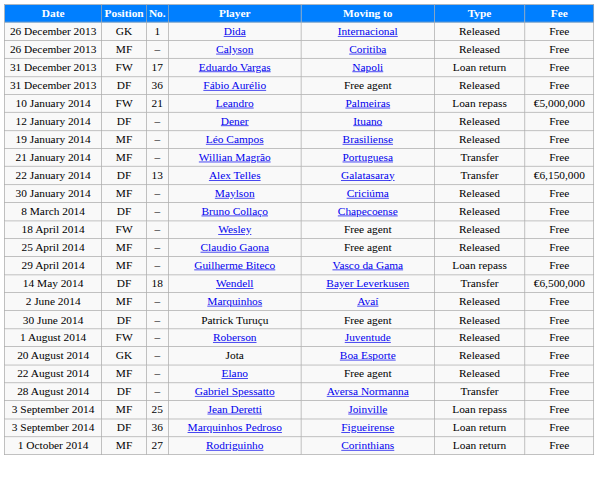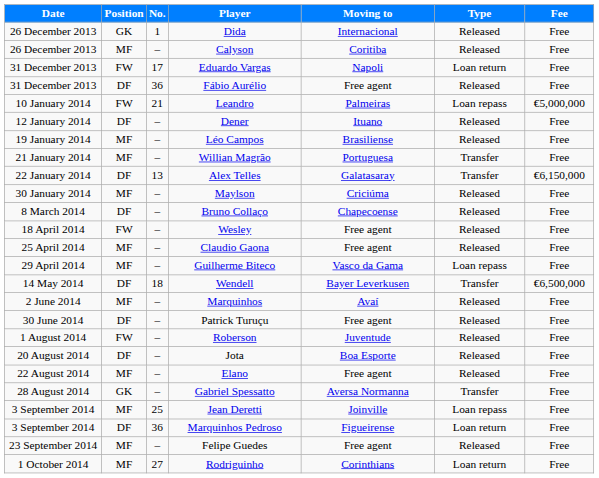(124, 355) GK -> (124, 355) DF
(124, 391) DF -> (124, 391) GK
+ row: (235, 445)
